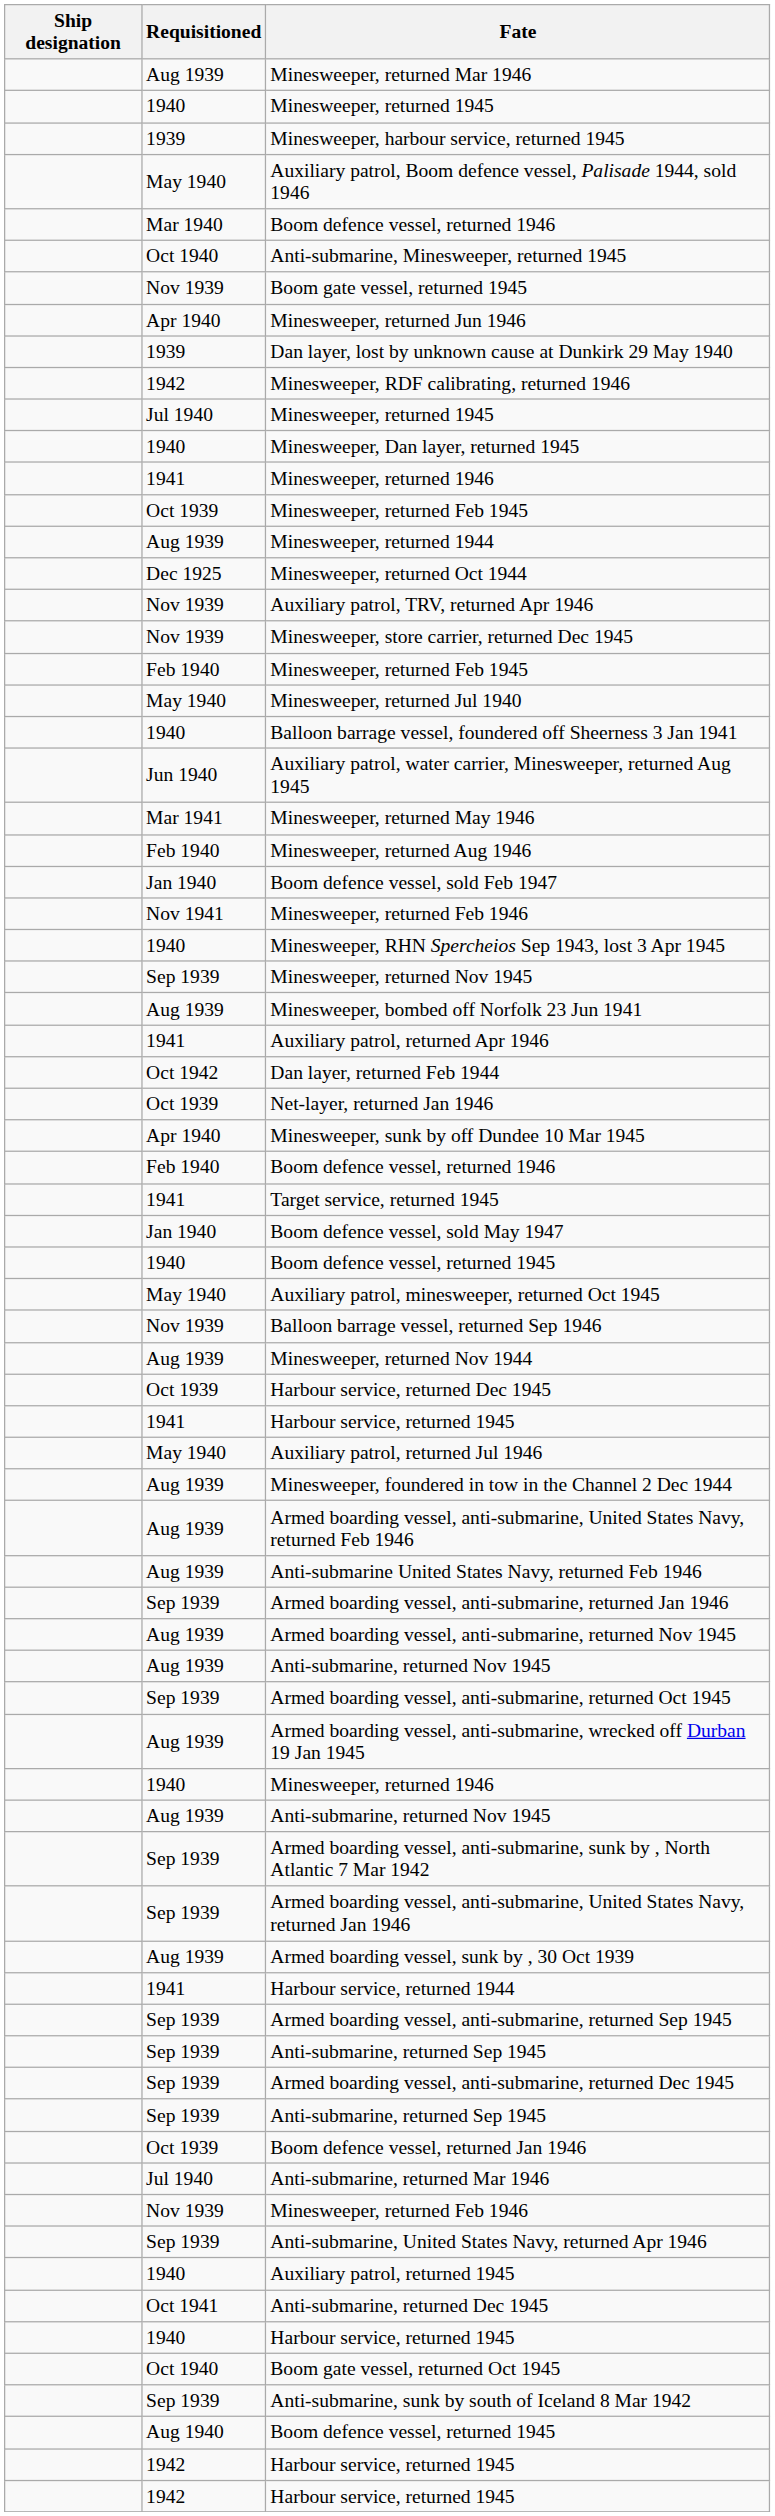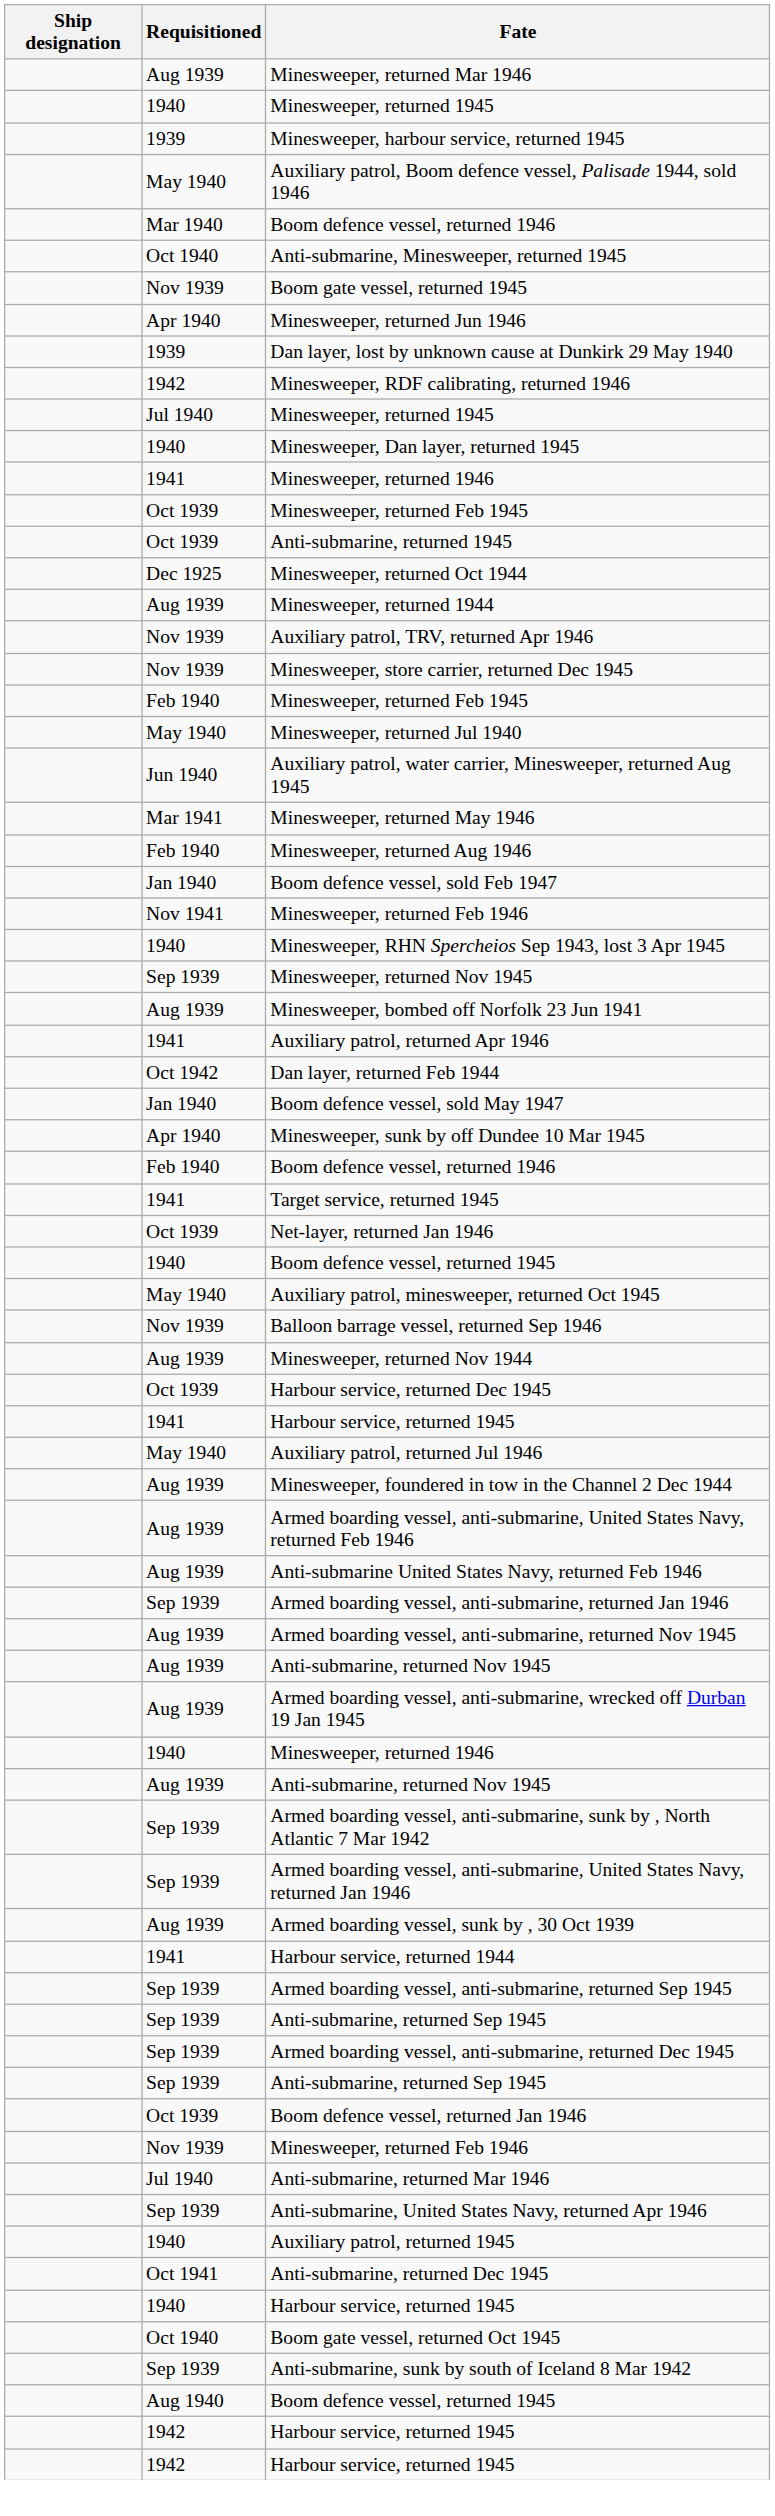+ row: (182, 541)
rows swapped: (185, 541) <-> (184, 573)
- row: (166, 731)
rows swapped: (182, 1103) <-> (181, 1230)
- row: (183, 1697)
rows swapped: (180, 2178) <-> (185, 2209)
